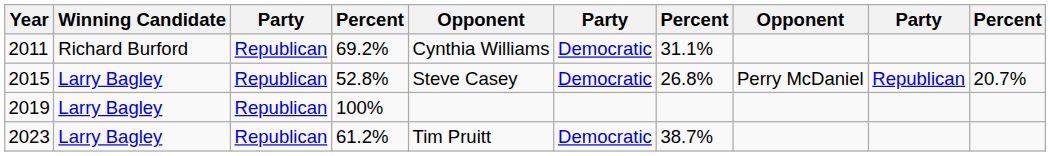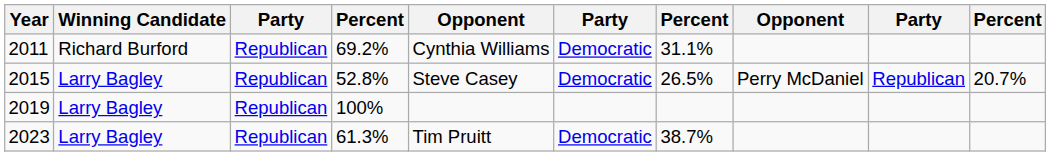(687, 78) 26.8% -> (687, 78) 26.5%
(362, 137) 61.2% -> (362, 137) 61.3%
